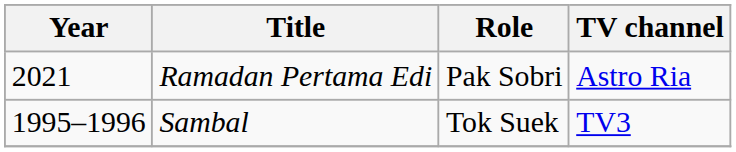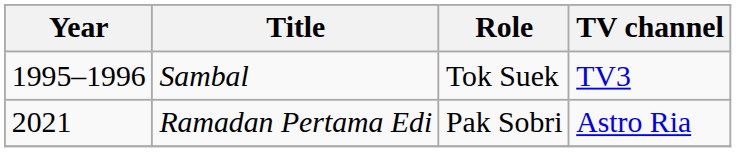rows swapped: (204, 122) <-> (296, 75)
